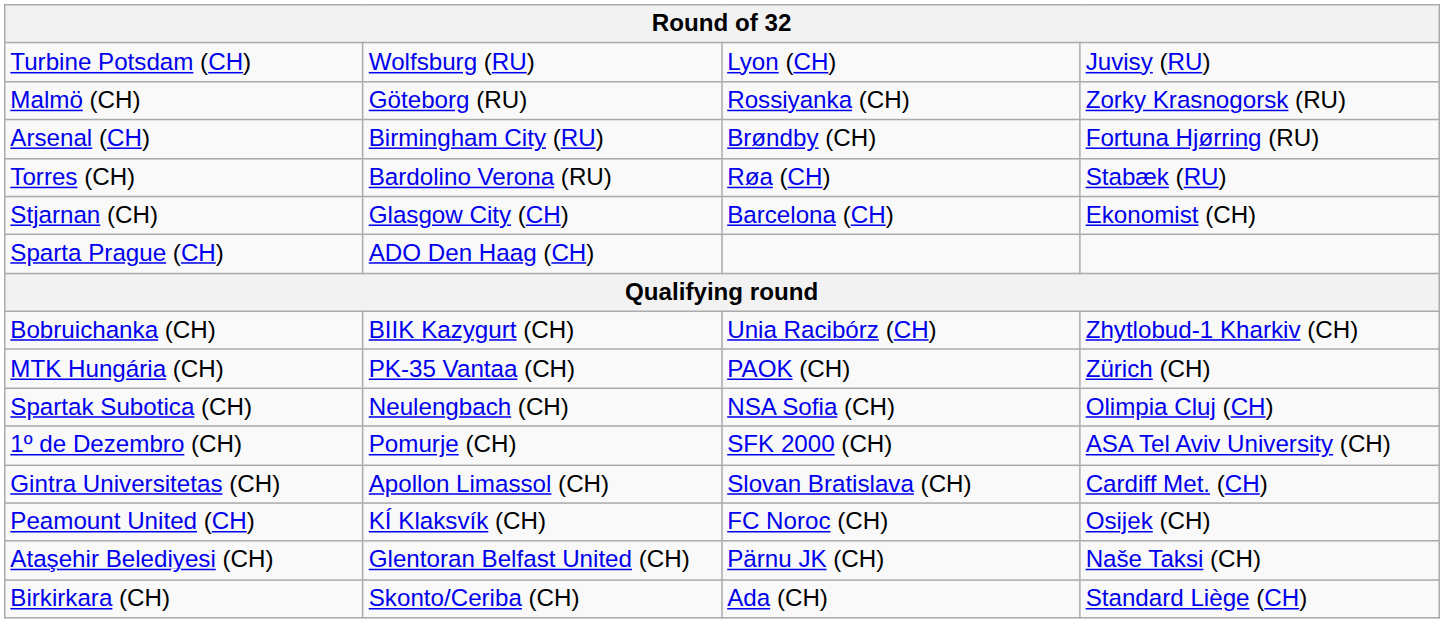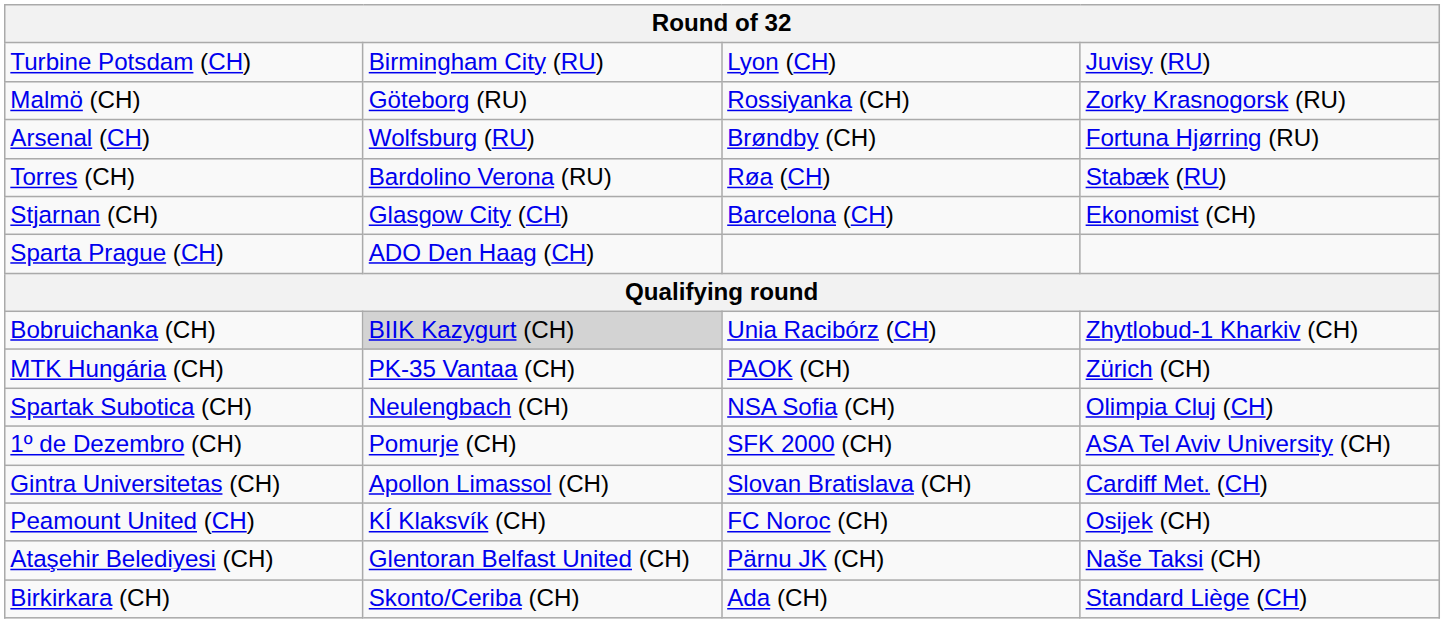(452, 61) Wolfsburg (RU) -> (486, 61) Birmingham City (RU)
(486, 138) Birmingham City (RU) -> (452, 138) Wolfsburg (RU)
(471, 330) no background -> (471, 330) lightgrey background
